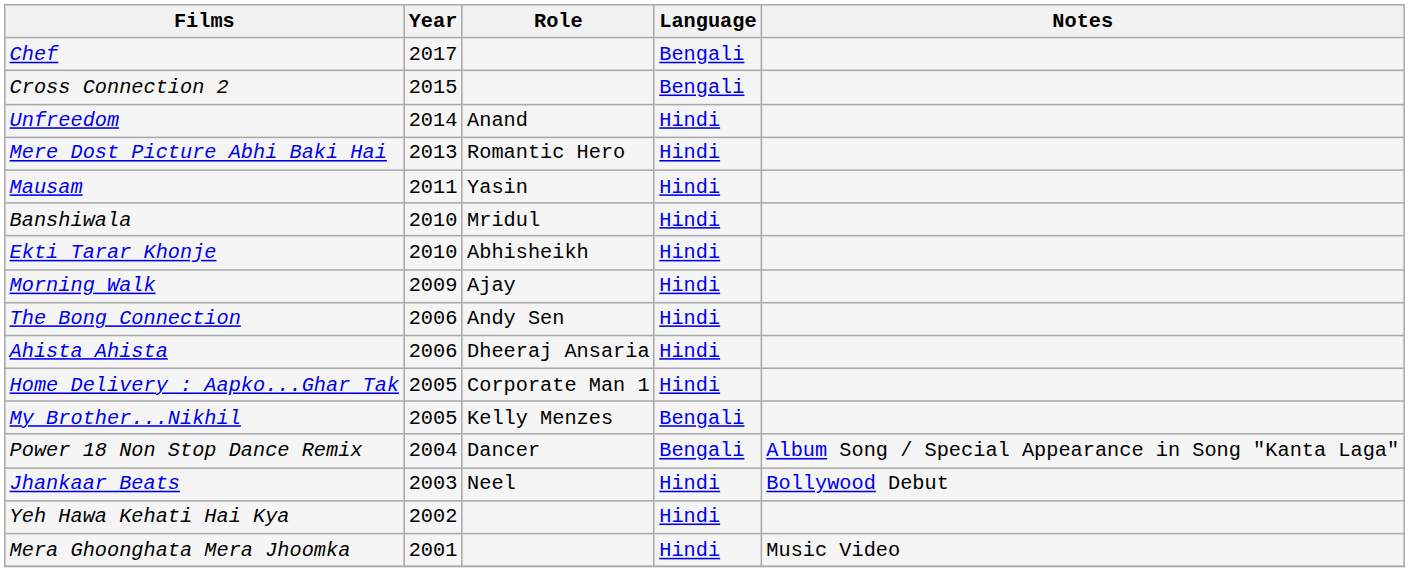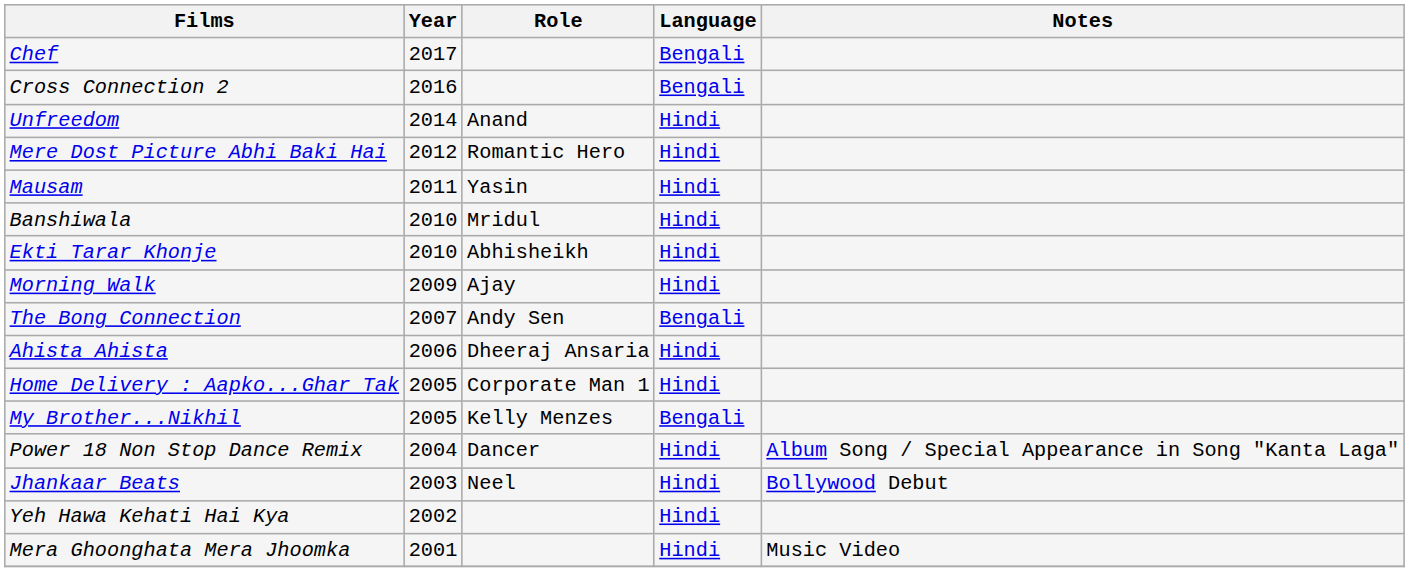(433, 87) 2015 -> (433, 87) 2016
(433, 154) 2013 -> (433, 154) 2012
(433, 319) 2006 -> (433, 319) 2007
(690, 319) Hindi -> (702, 319) Bengali
(702, 451) Bengali -> (690, 451) Hindi
